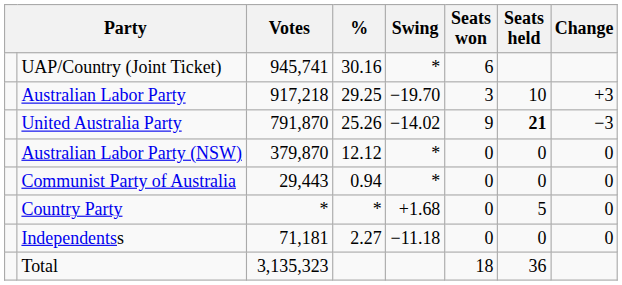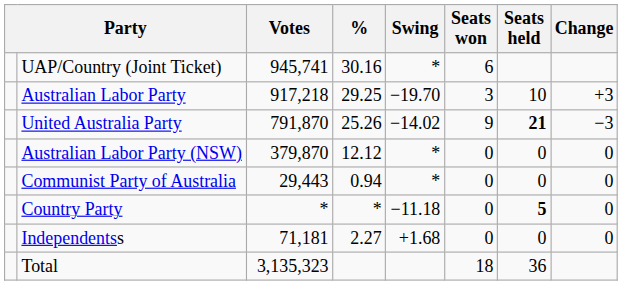(420, 209) +1.68 -> (415, 209) −11.18
(542, 209) normal -> (542, 209) bold
(415, 237) −11.18 -> (420, 237) +1.68
